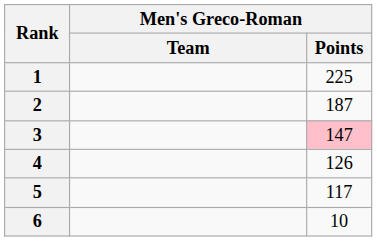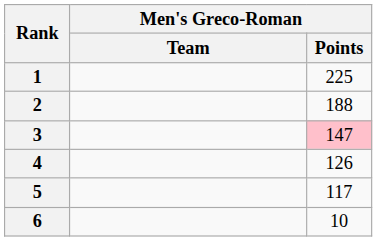(339, 105) 187 -> (339, 105) 188
